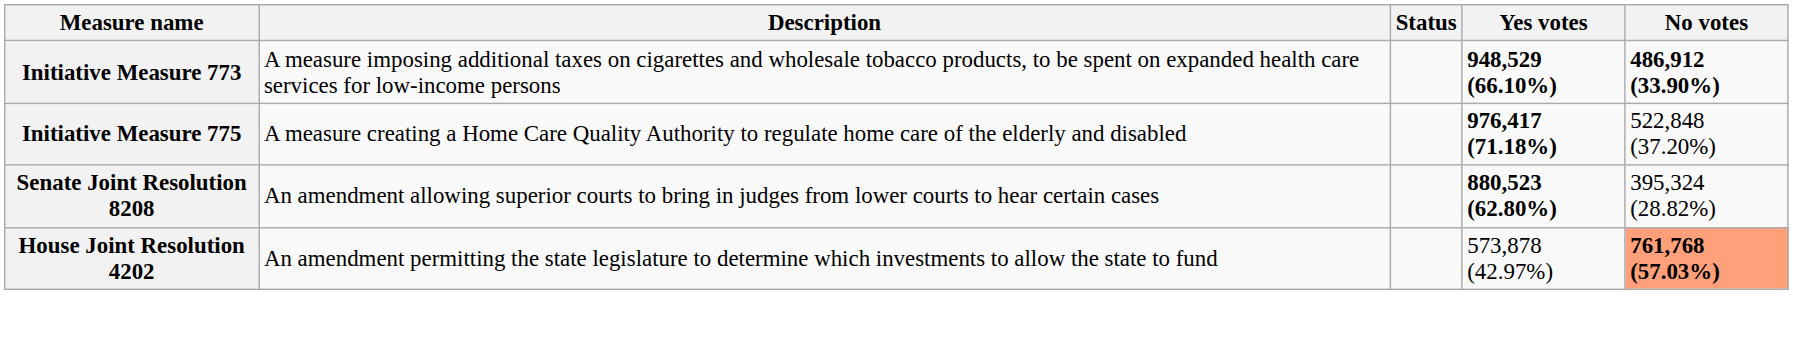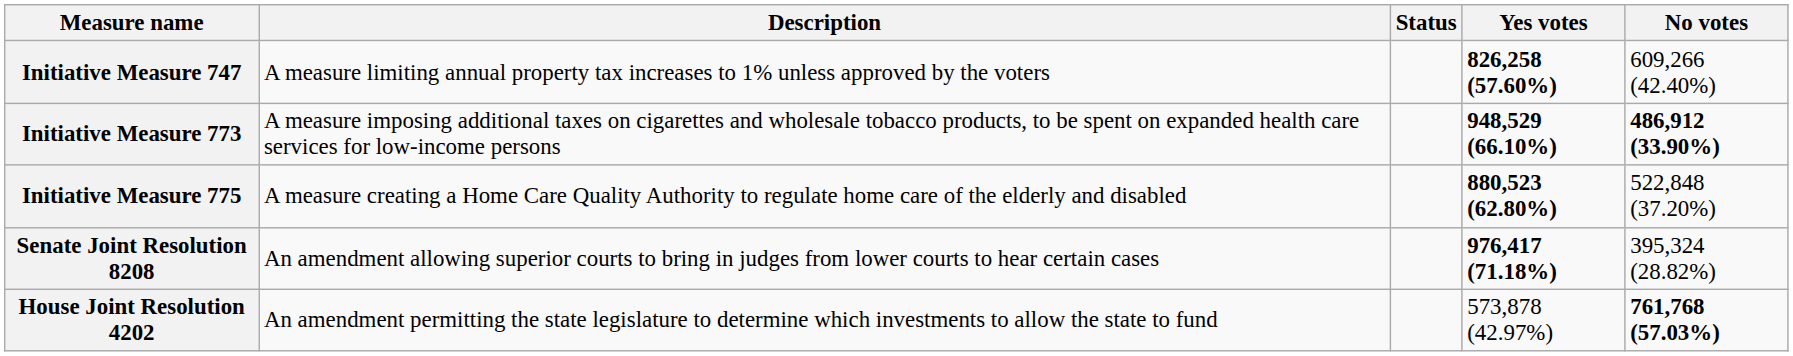+ row: (132, 71)
(1512, 133) 976,417 (71.18%) -> (1512, 195) 880,523 (62.80%)
(1512, 195) 880,523 (62.80%) -> (1512, 257) 976,417 (71.18%)
(1675, 257) lightsalmon background -> (1675, 319) no background
